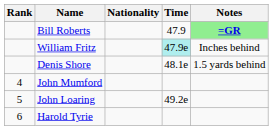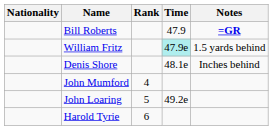columns swapped: (20, 13) <-> (133, 13)
(229, 30) lightgreen background -> (229, 30) no background
(229, 47) Inches behind -> (229, 47) 1.5 yards behind
(229, 64) 1.5 yards behind -> (229, 64) Inches behind
